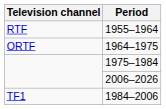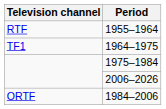(21, 46) ORTF -> (16, 46) TF1
(16, 96) TF1 -> (21, 96) ORTF
